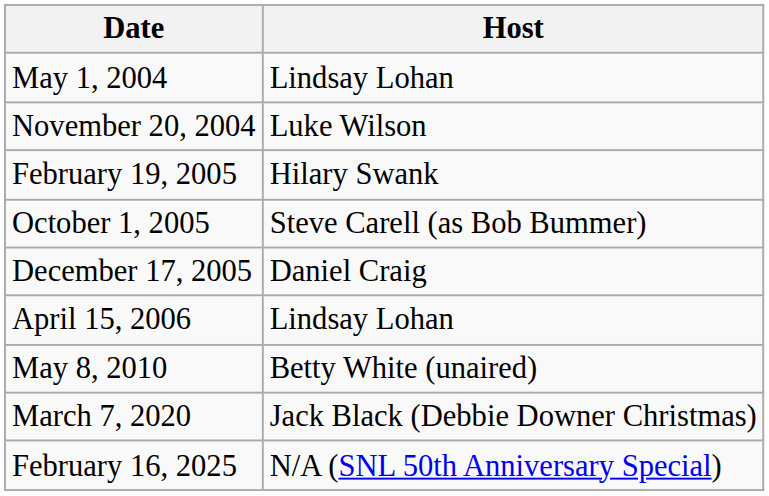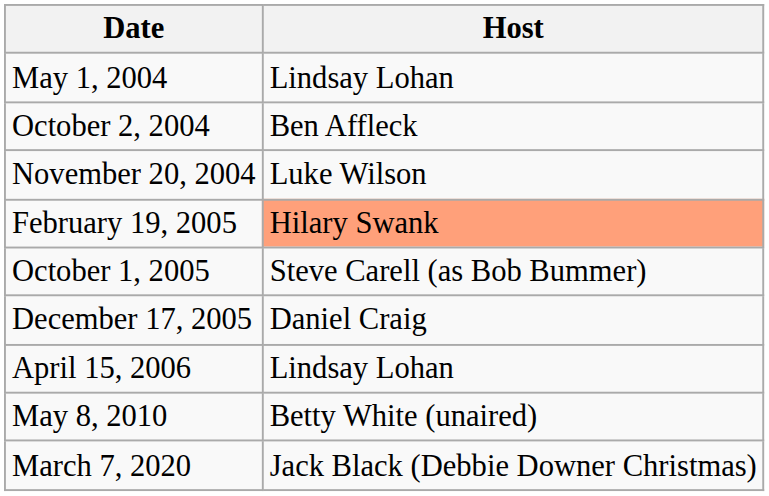+ row: (111, 125)
(354, 174) no background -> (354, 222) lightsalmon background
- row: (124, 464)
